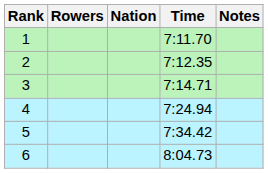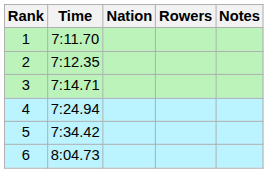columns swapped: (77, 16) <-> (188, 16)
